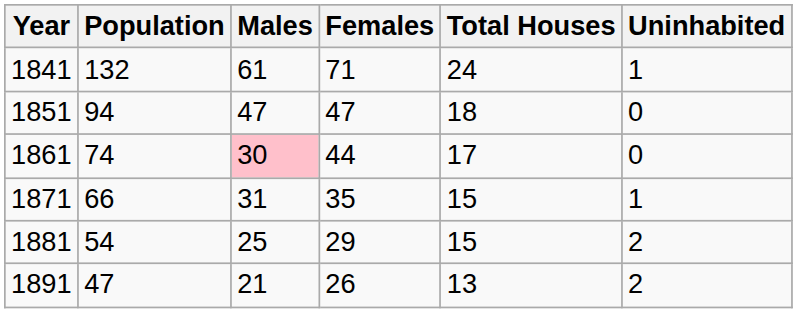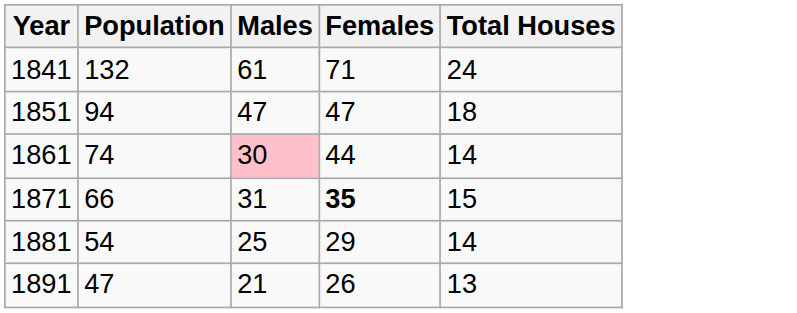- column: (707, 26)
(462, 155) 17 -> (462, 155) 14
(340, 198) normal -> (340, 198) bold
(462, 241) 15 -> (462, 241) 14
